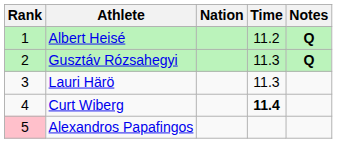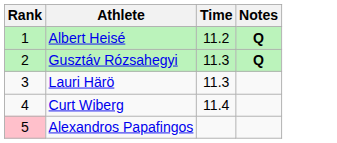- column: (222, 15)
(267, 104) bold -> (216, 104) normal
